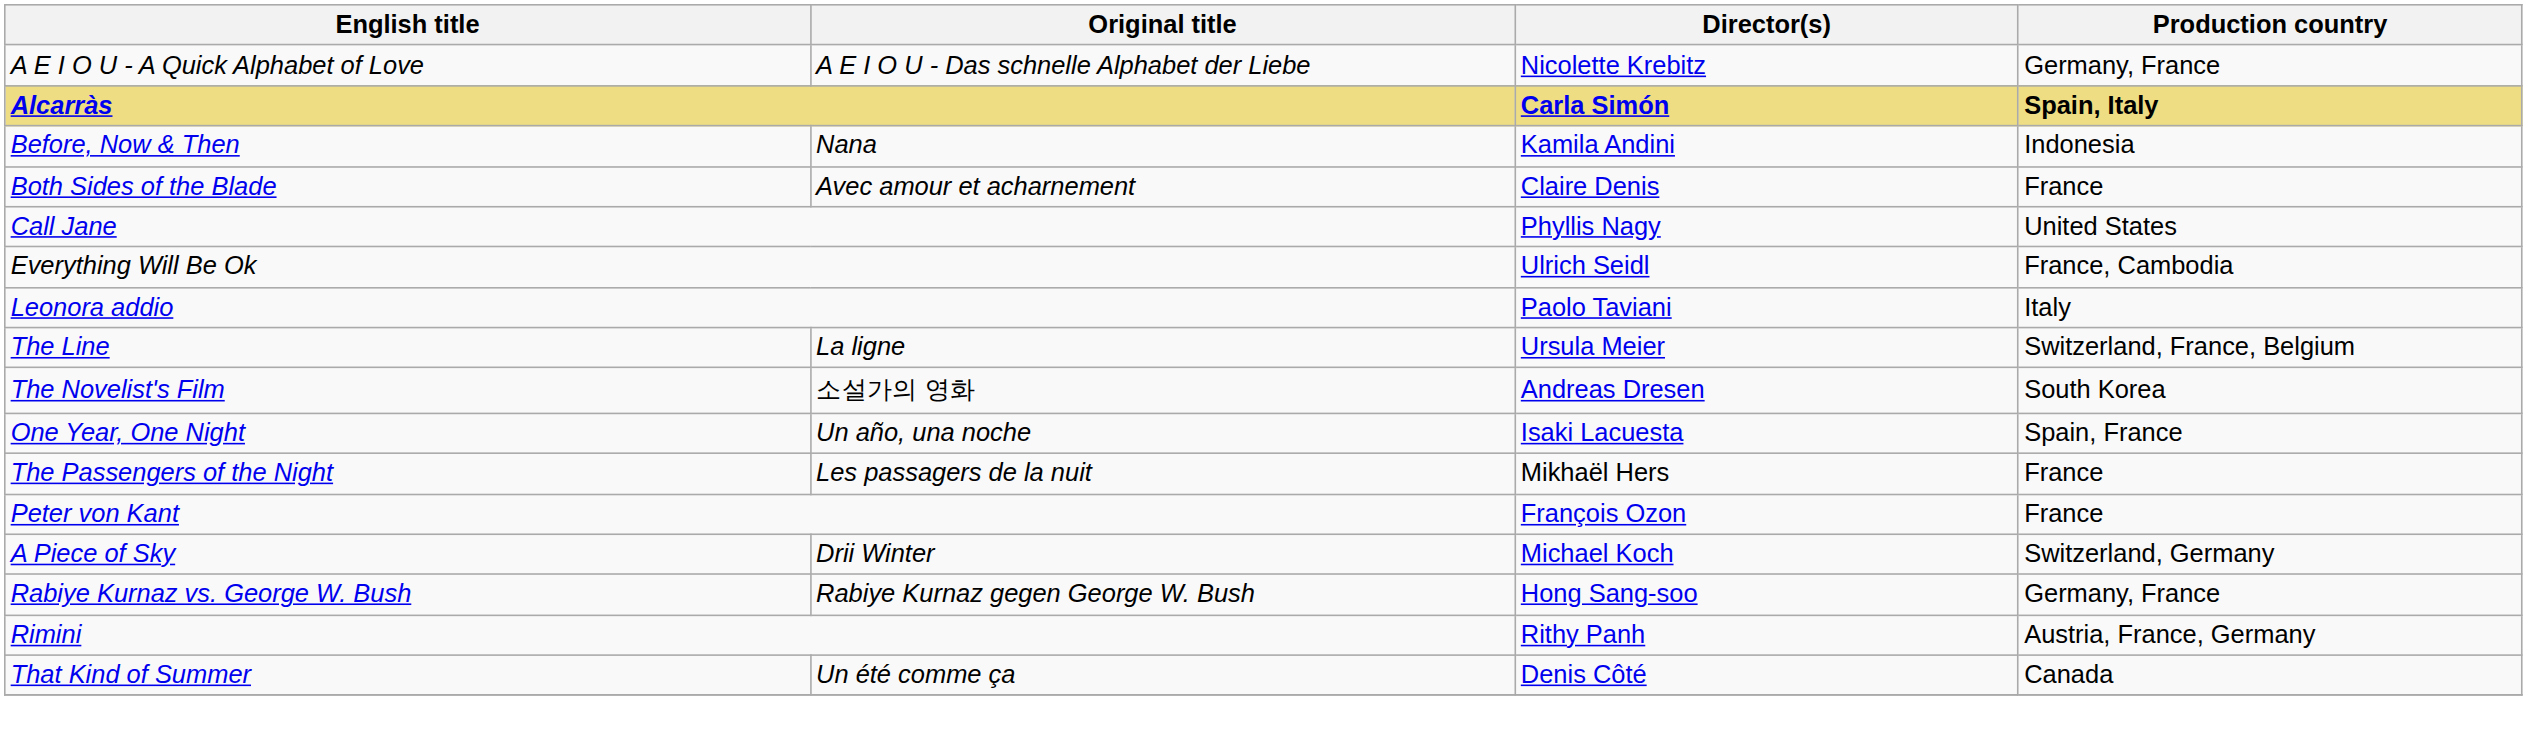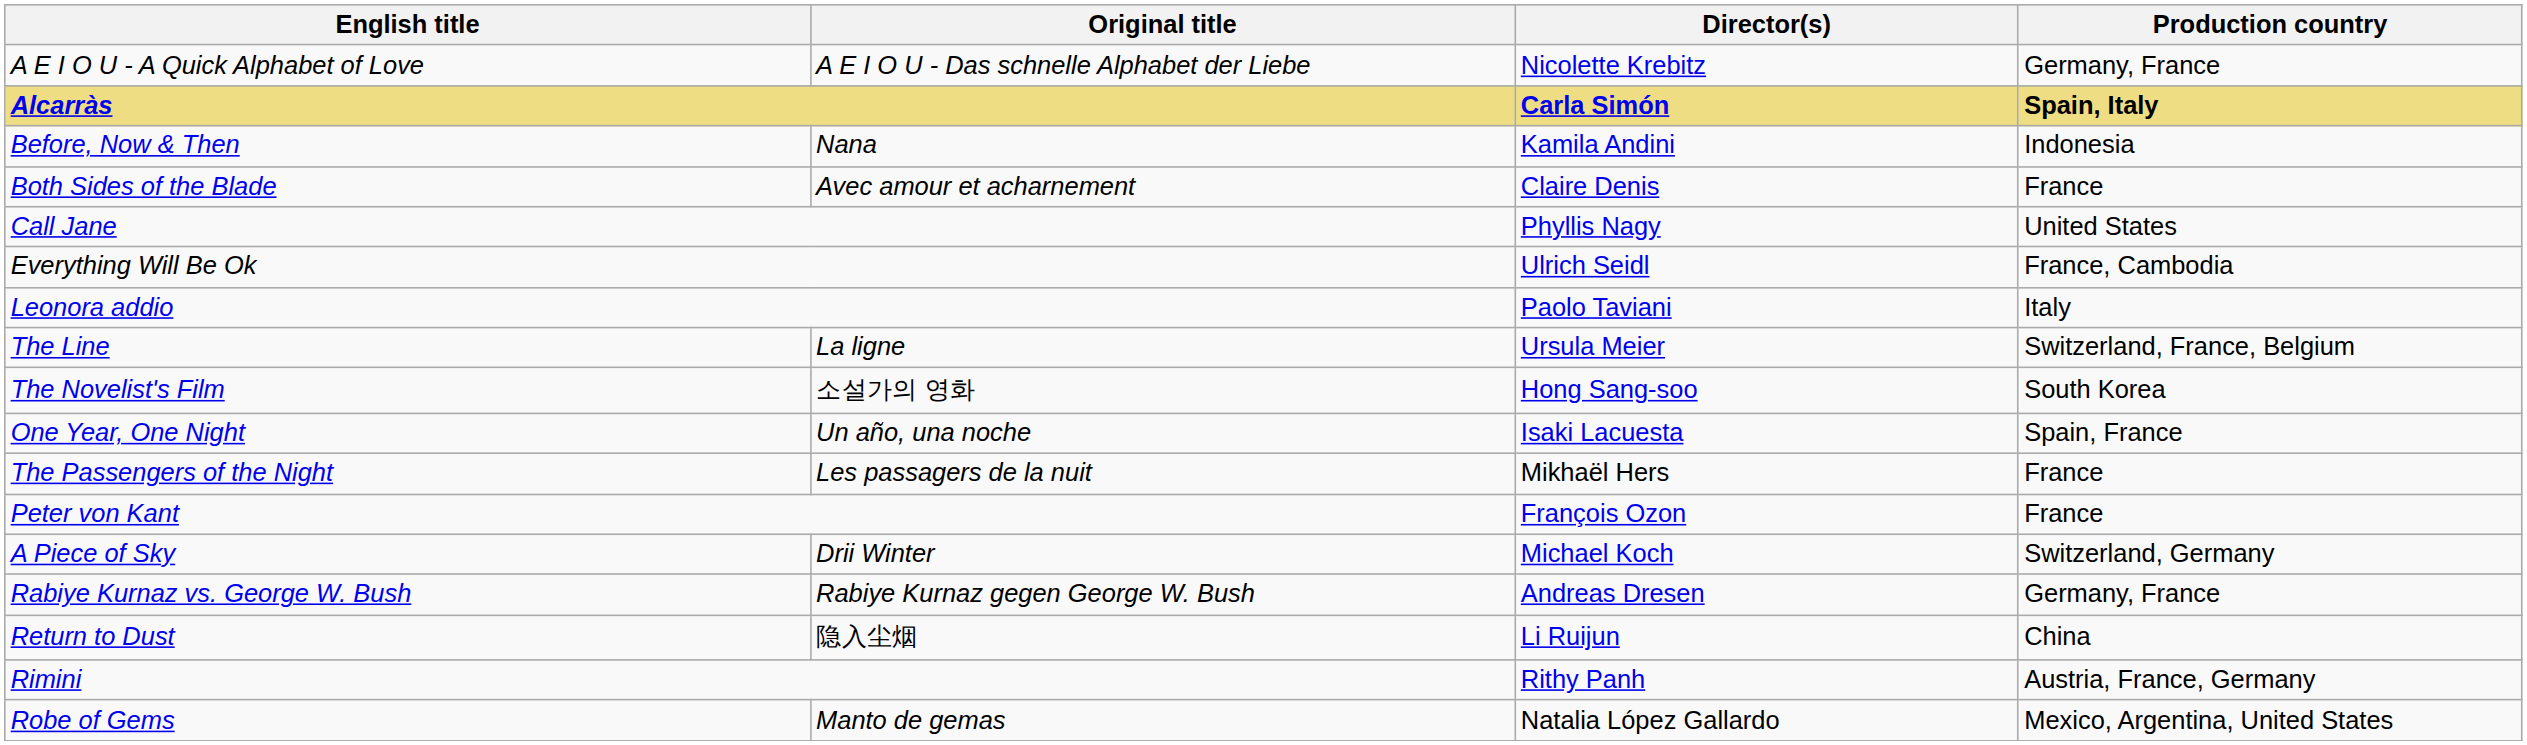(1613, 390) Andreas Dresen -> (1609, 390) Hong Sang-soo
(1609, 594) Hong Sang-soo -> (1613, 594) Andreas Dresen
+ row: (93, 637)
+ row: (93, 720)
- row: (131, 674)
